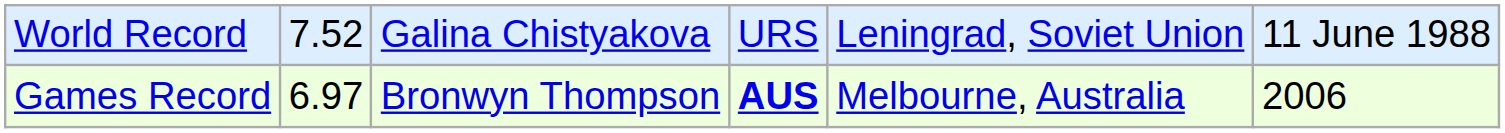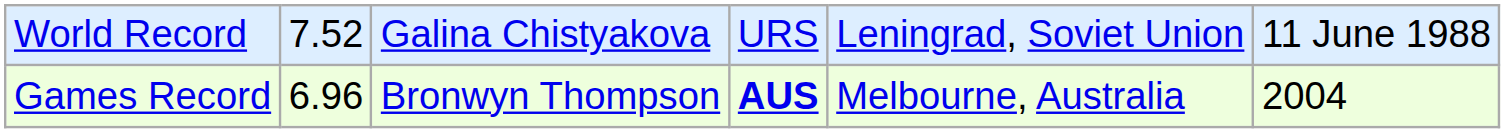(326, 95) 6.97 -> (326, 95) 6.96
(1305, 95) 2006 -> (1305, 95) 2004
